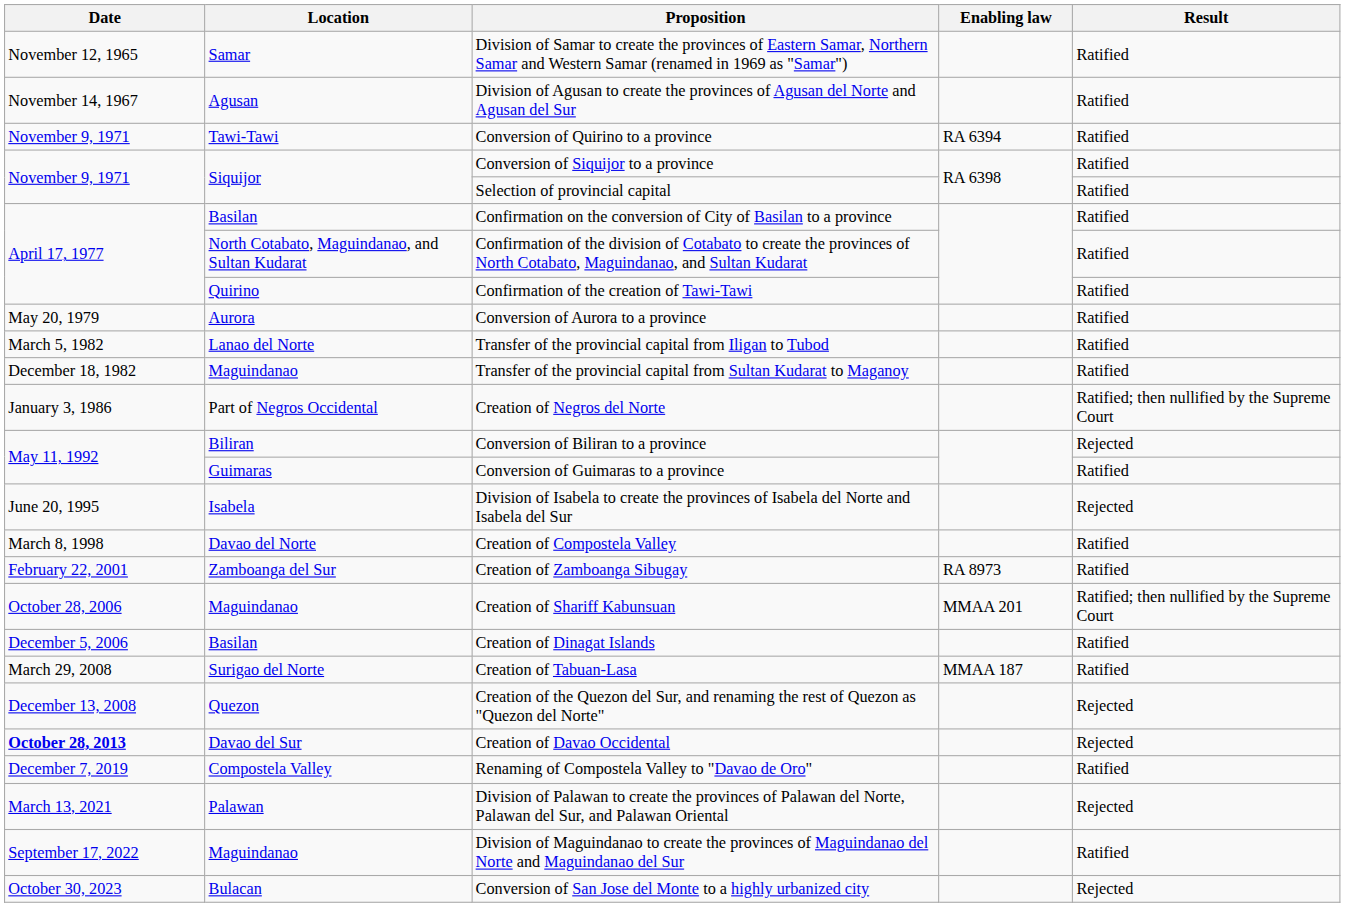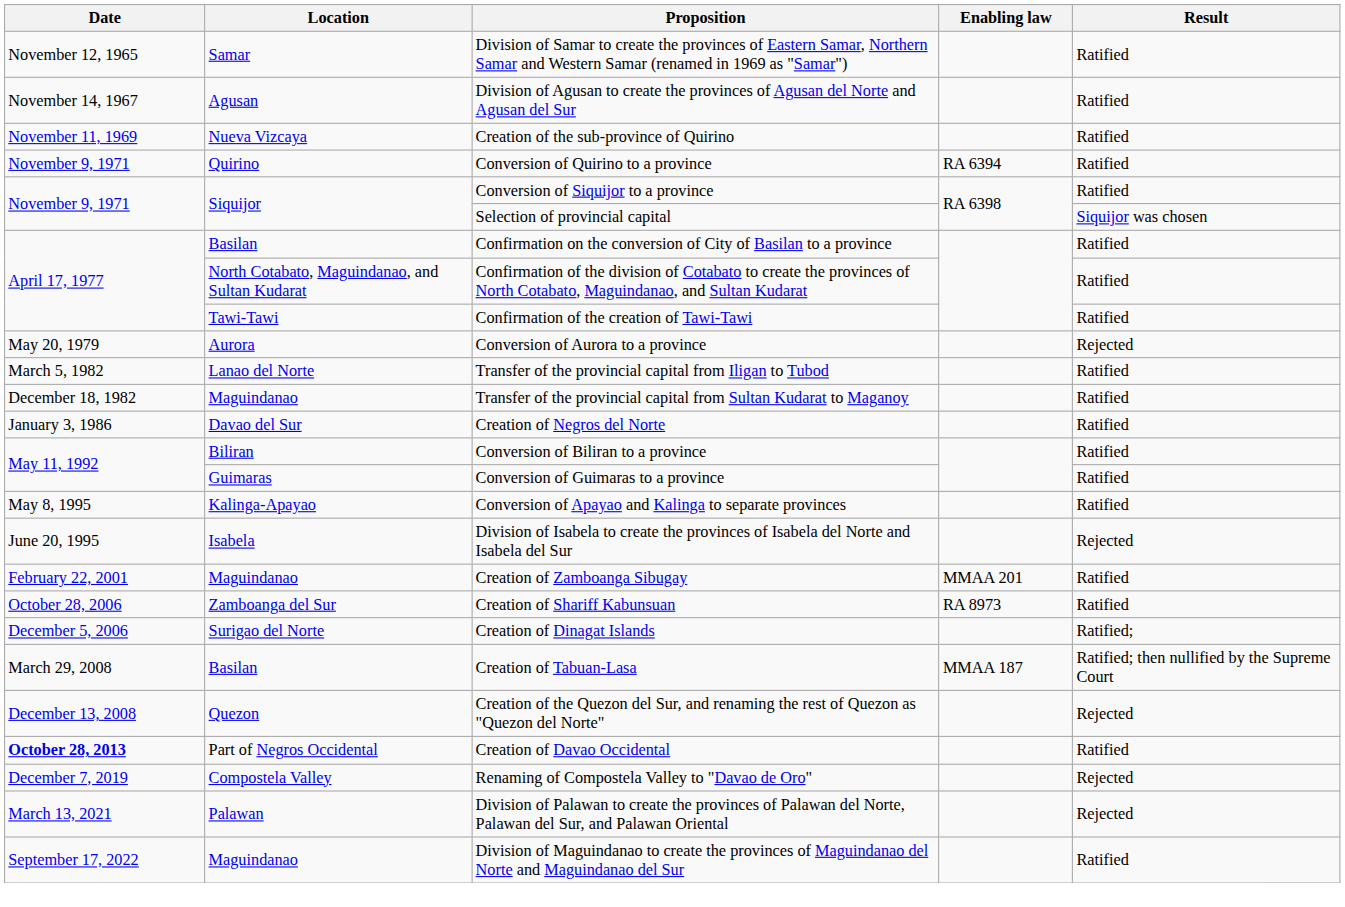+ row: (605, 137)
(244, 137) Tawi-Tawi -> (234, 163) Quirino
(1103, 190) Ratified -> (1142, 217) Siquijor was chosen
(234, 290) Quirino -> (244, 317) Tawi-Tawi
(1103, 317) Ratified -> (1105, 344) Rejected
(293, 407) Part of Negros Occidental -> (255, 424) Davao del Sur
(1203, 407) Ratified; then nullified by the Supreme Court -> (1103, 424) Ratified
(1105, 443) Rejected -> (1103, 451) Ratified
+ row: (661, 504)
- row: (576, 543)
(272, 570) Zamboanga del Sur -> (253, 577) Maguindanao
(972, 570) RA 8973 -> (983, 577) MMAA 201
(253, 606) Maguindanao -> (272, 604) Zamboanga del Sur
(983, 606) MMAA 201 -> (972, 604) RA 8973
(1203, 606) Ratified; then nullified by the Supreme Court -> (1103, 604) Ratified
(233, 643) Basilan -> (266, 631) Surigao del Norte
(1103, 643) Ratified -> (1105, 631) Ratified;
(266, 669) Surigao del Norte -> (233, 667) Basilan
(1103, 669) Ratified -> (1203, 667) Ratified; then nullified by the Supreme Court
(255, 742) Davao del Sur -> (293, 750) Part of Negros Occidental
(1105, 742) Rejected -> (1103, 750) Ratified
(1103, 769) Ratified -> (1105, 777) Rejected
- row: (672, 888)
